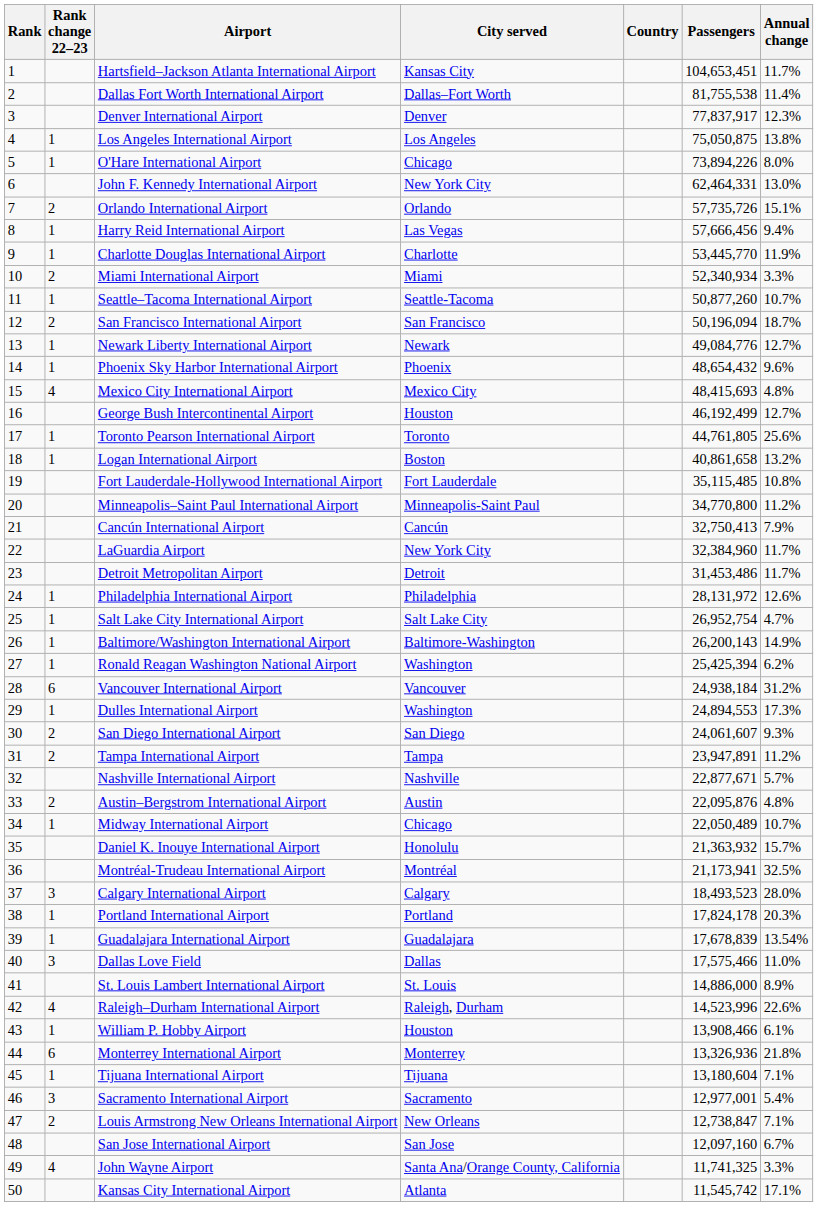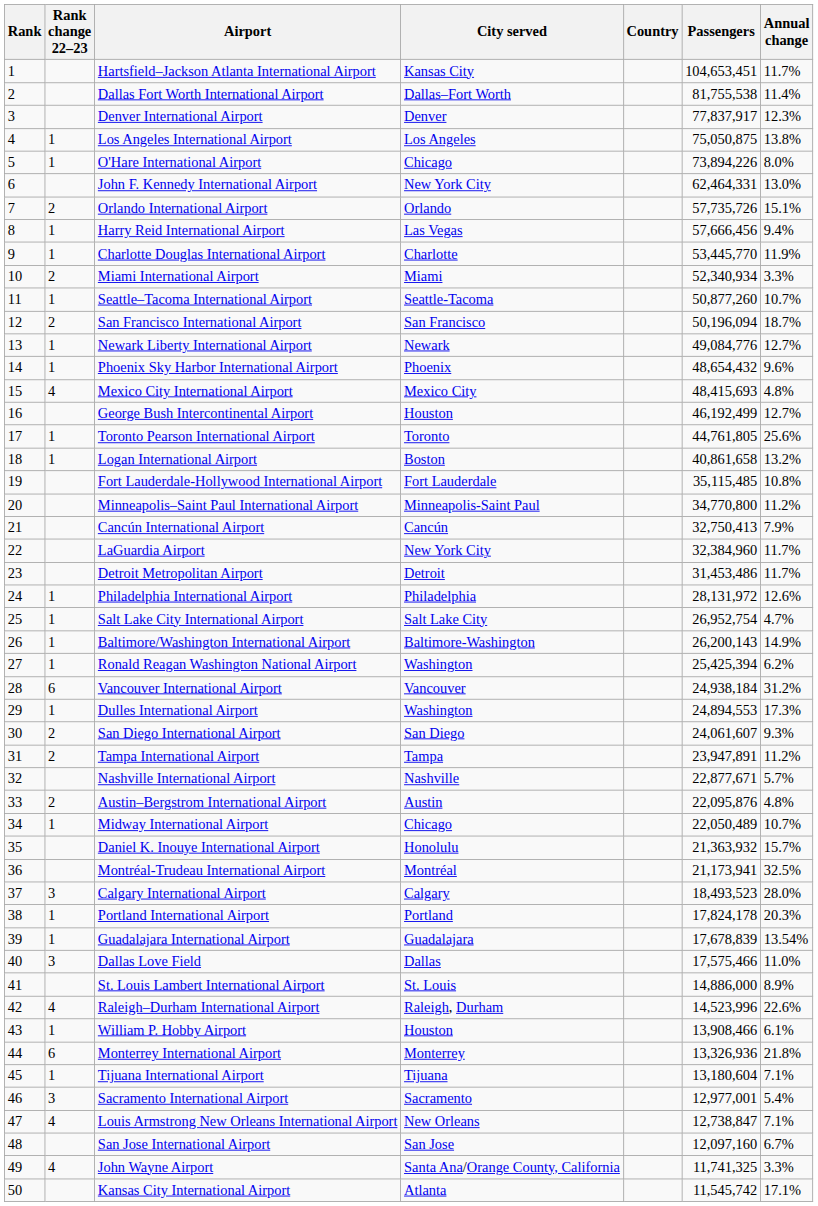(52, 1121) 2 -> (52, 1121) 4
